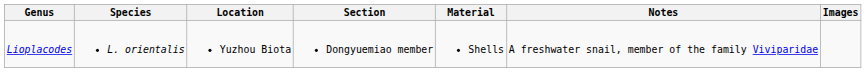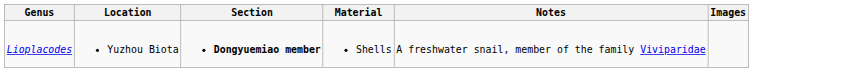- column: (131, 12)
(365, 50) normal -> (252, 50) bold
